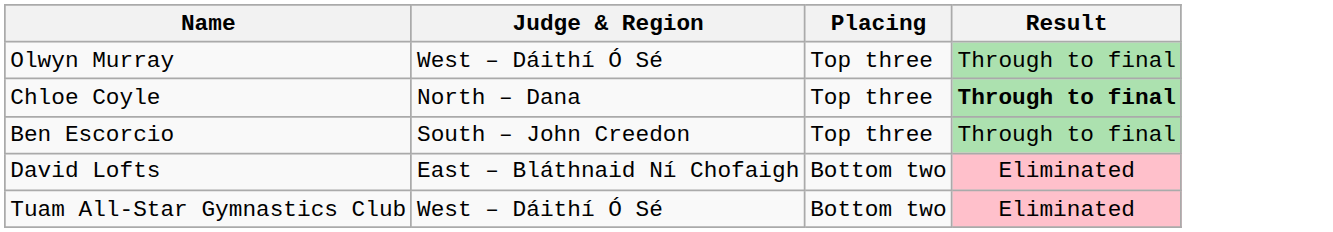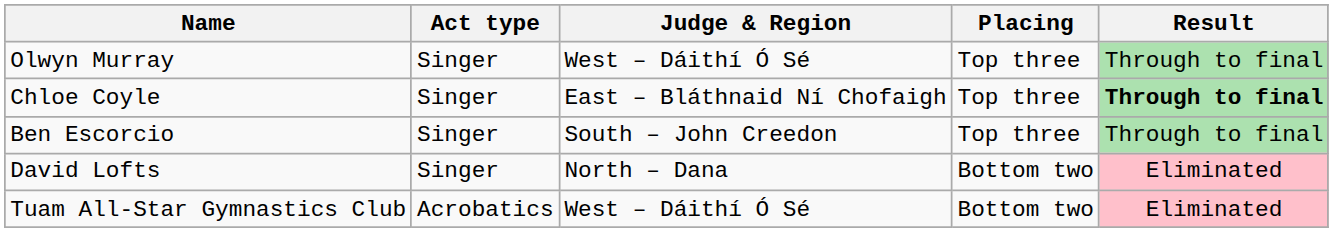+ column: (485, 23)
(499, 98) North – Dana -> (756, 98) East – Bláthnaid Ní Chofaigh
(608, 172) East – Bláthnaid Ní Chofaigh -> (646, 172) North – Dana
